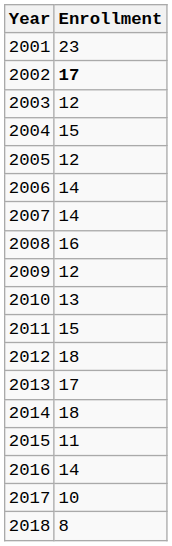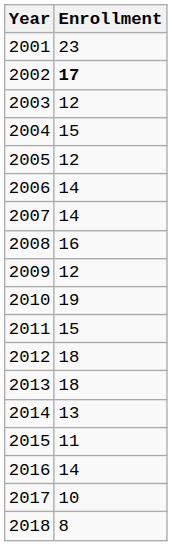(69, 301) 13 -> (69, 301) 19
(69, 385) 17 -> (69, 385) 18
(69, 413) 18 -> (69, 413) 13
